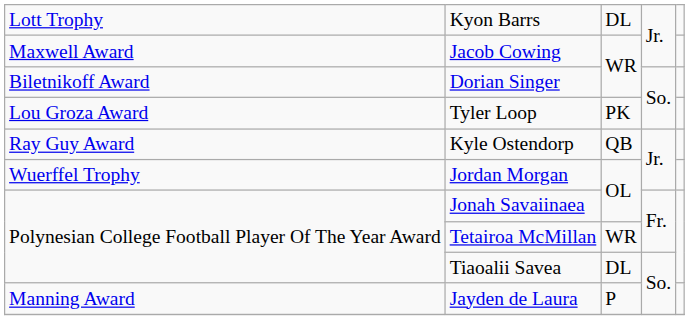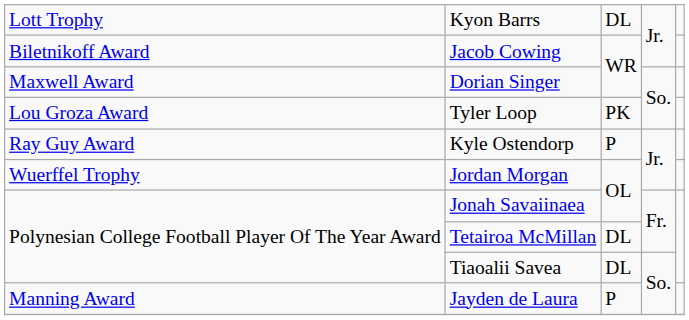(71, 50) Maxwell Award -> (79, 50) Biletnikoff Award
(79, 81) Biletnikoff Award -> (71, 81) Maxwell Award
(619, 143) QB -> (611, 143) P
(621, 236) WR -> (618, 236) DL
